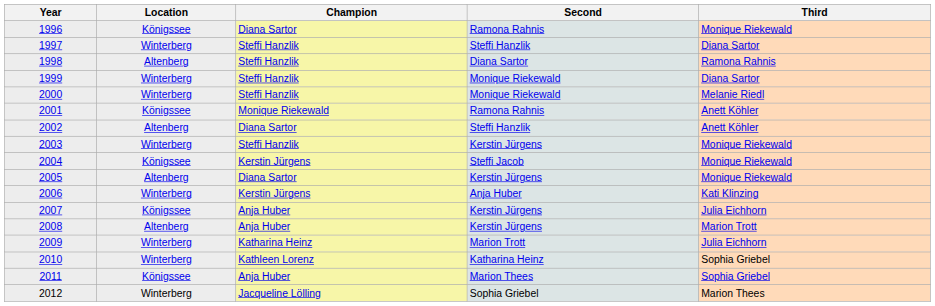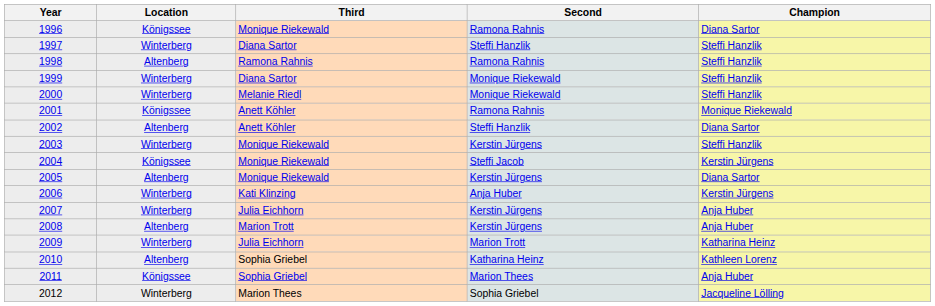columns swapped: (352, 12) <-> (815, 12)
(499, 62) Diana Sartor -> (507, 62) Ramona Rahnis
(166, 210) Königssee -> (166, 210) Winterberg
(166, 260) Winterberg -> (166, 260) Altenberg
